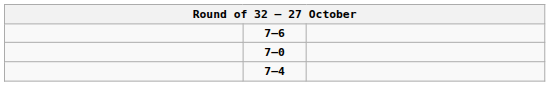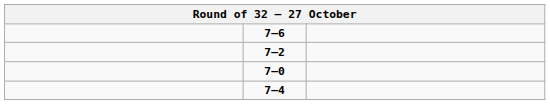+ row: (275, 52)
